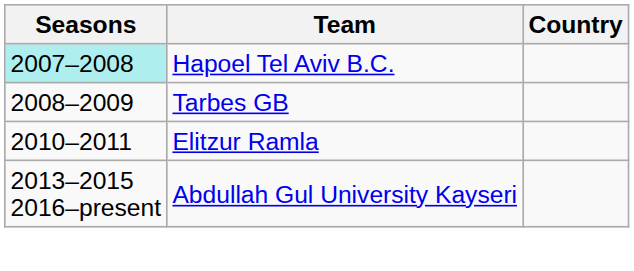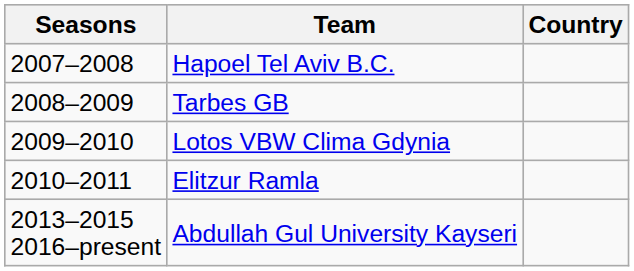(72, 63) paleturquoise background -> (72, 63) no background
+ row: (311, 141)
